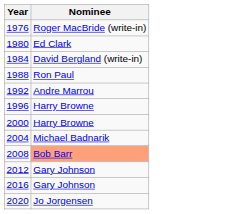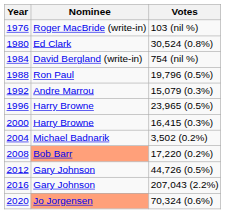+ column: (185, 12)
(63, 201) no background -> (63, 201) lightsalmon background
